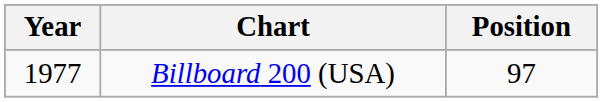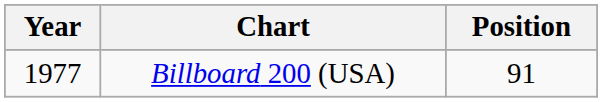(521, 73) 97 -> (521, 73) 91
